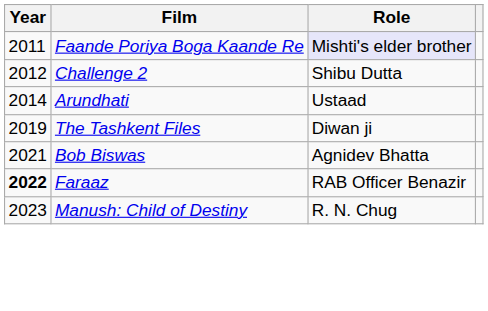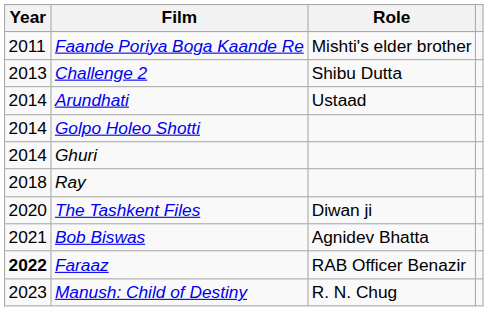(392, 45) lavender background -> (392, 45) no background
(28, 73) 2012 -> (28, 73) 2013
+ row: (127, 127)
+ row: (76, 155)
+ row: (70, 182)
(28, 127) 2019 -> (28, 210) 2020
